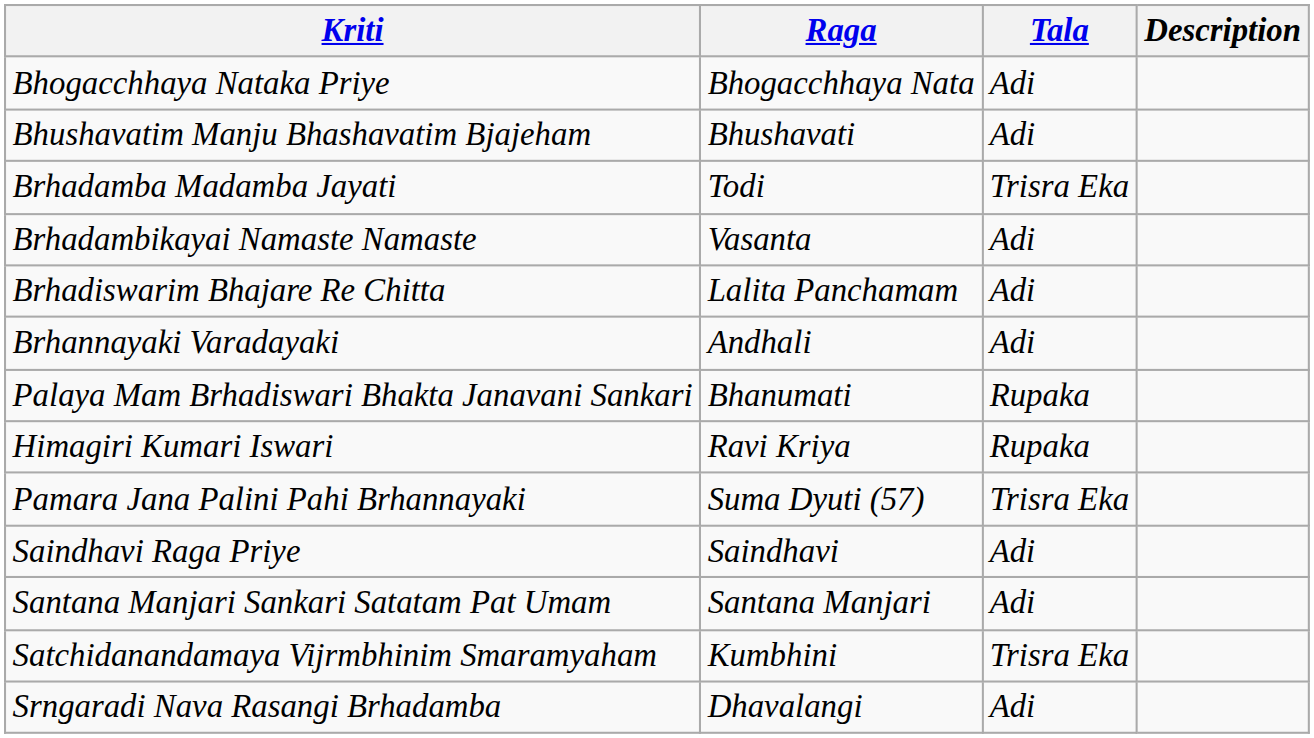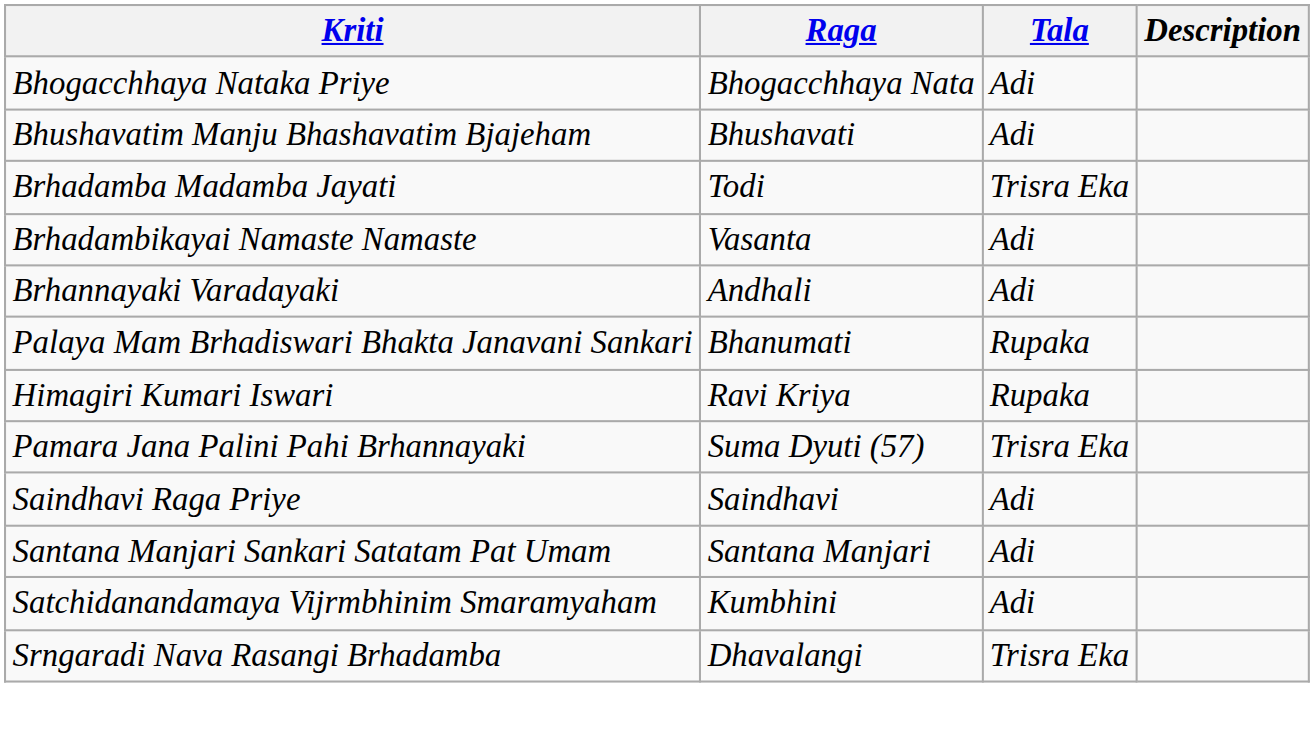- row: (229, 290)
(1059, 654) Trisra Eka -> (1012, 602) Adi
(1012, 706) Adi -> (1059, 654) Trisra Eka
